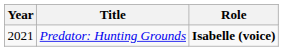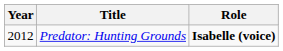(21, 35) 2021 -> (21, 35) 2012
